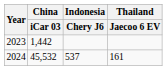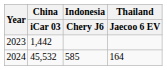(72, 57) 537 -> (72, 57) 585
(117, 57) 161 -> (117, 57) 164
